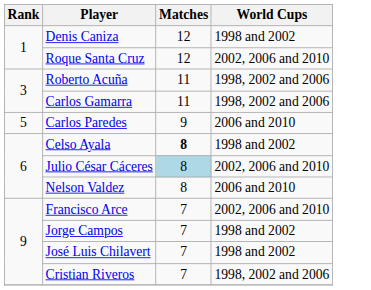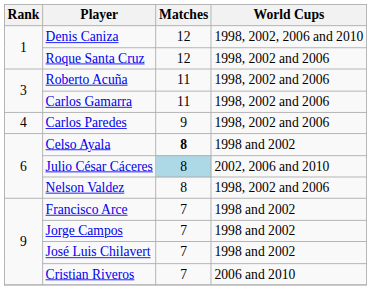(255, 36) 1998 and 2002 -> (289, 36) 1998, 2002, 2006 and 2010
(272, 58) 2002, 2006 and 2010 -> (272, 58) 1998, 2002 and 2006
(23, 123) 5 -> (23, 123) 4
(255, 123) 2006 and 2010 -> (272, 123) 1998, 2002 and 2006
(255, 187) 2006 and 2010 -> (272, 187) 1998, 2002 and 2006
(272, 209) 2002, 2006 and 2010 -> (255, 209) 1998 and 2002
(272, 274) 1998, 2002 and 2006 -> (255, 274) 2006 and 2010
